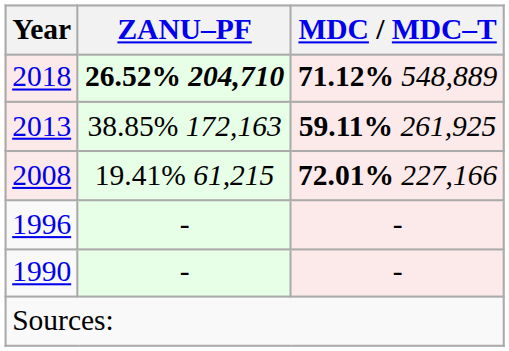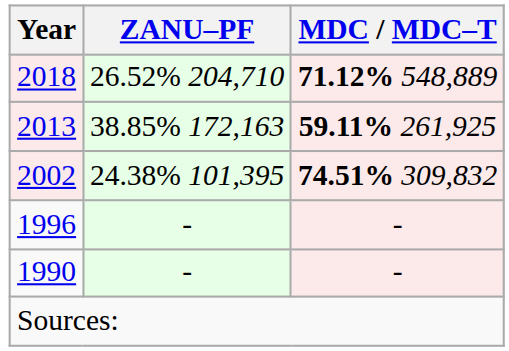(185, 77) bold -> (187, 77) normal
- row: (42, 174)
+ row: (47, 174)
